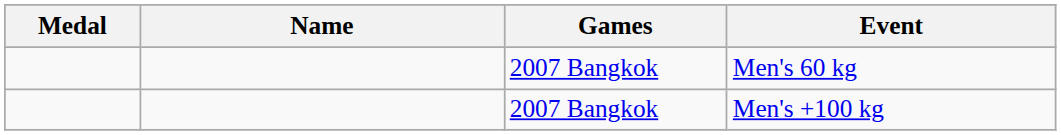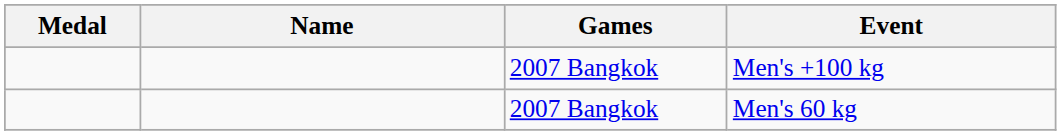rows swapped: (795, 67) <-> (808, 109)
